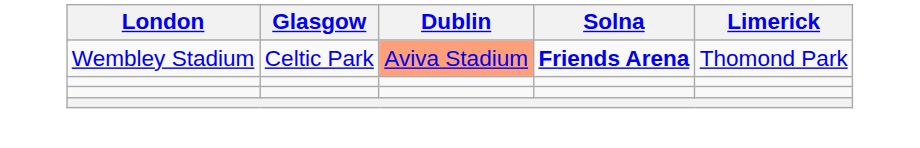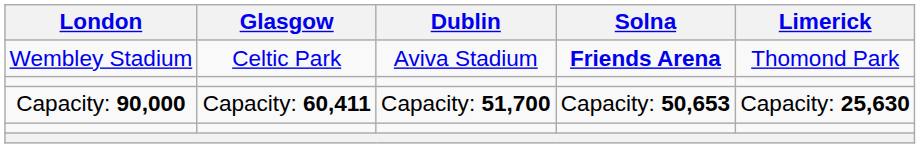(456, 58) lightsalmon background -> (466, 58) no background
+ row: (101, 104)
